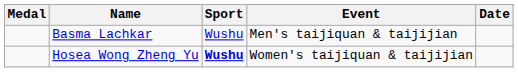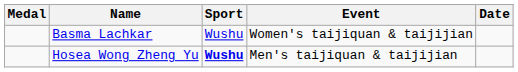(354, 36) Men's taijiquan & taijijian -> (361, 36) Women's taijiquan & taijijian
(361, 57) Women's taijiquan & taijijian -> (354, 57) Men's taijiquan & taijijian
